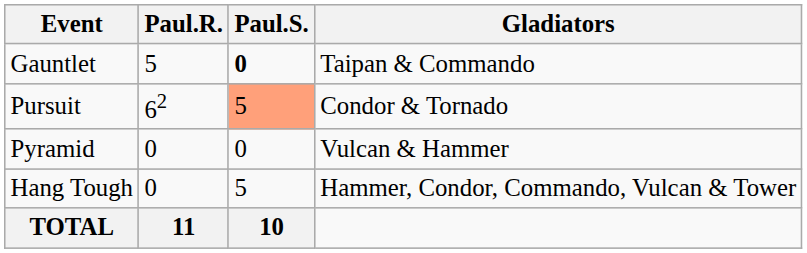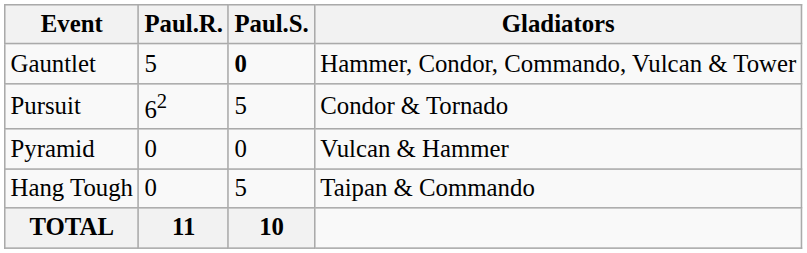(428, 63) Taipan & Commando -> (558, 63) Hammer, Condor, Commando, Vulcan & Tower
(241, 106) lightsalmon background -> (241, 106) no background
(558, 188) Hammer, Condor, Commando, Vulcan & Tower -> (428, 188) Taipan & Commando
